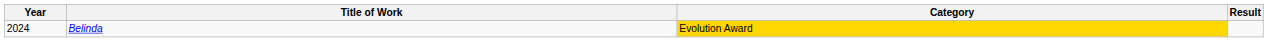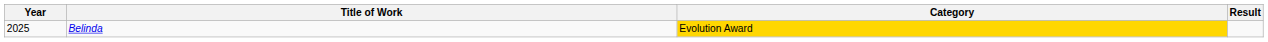(18, 28) 2024 -> (18, 28) 2025
